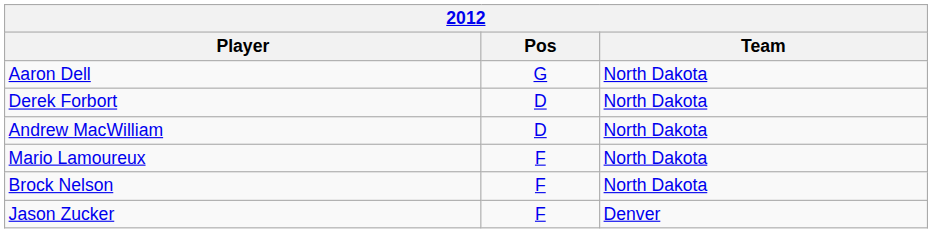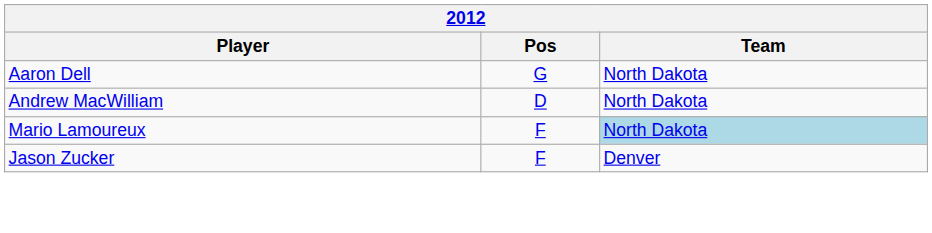- row: (63, 102)
(655, 158) no background -> (655, 130) lightblue background
- row: (61, 185)
